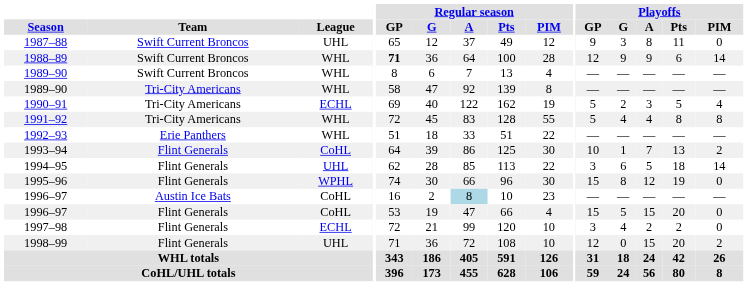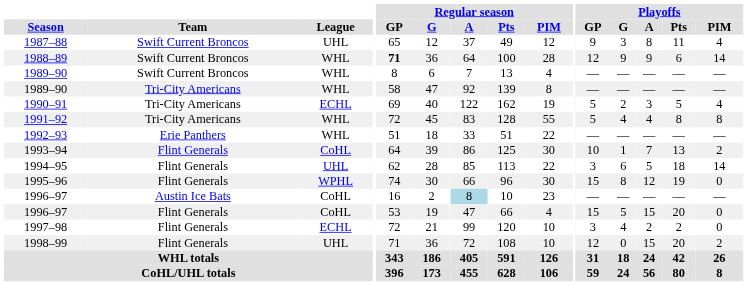(719, 42) 0 -> (719, 42) 4
